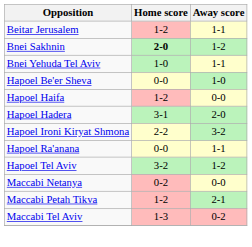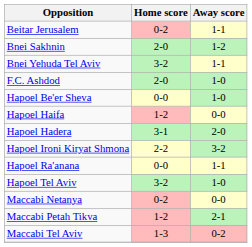(161, 30) 1-2 -> (161, 30) 0-2
(161, 47) bold -> (161, 47) normal
(161, 64) 1-0 -> (161, 64) 3-2
+ row: (33, 81)
(219, 166) 1-2 -> (219, 183) 1-0
